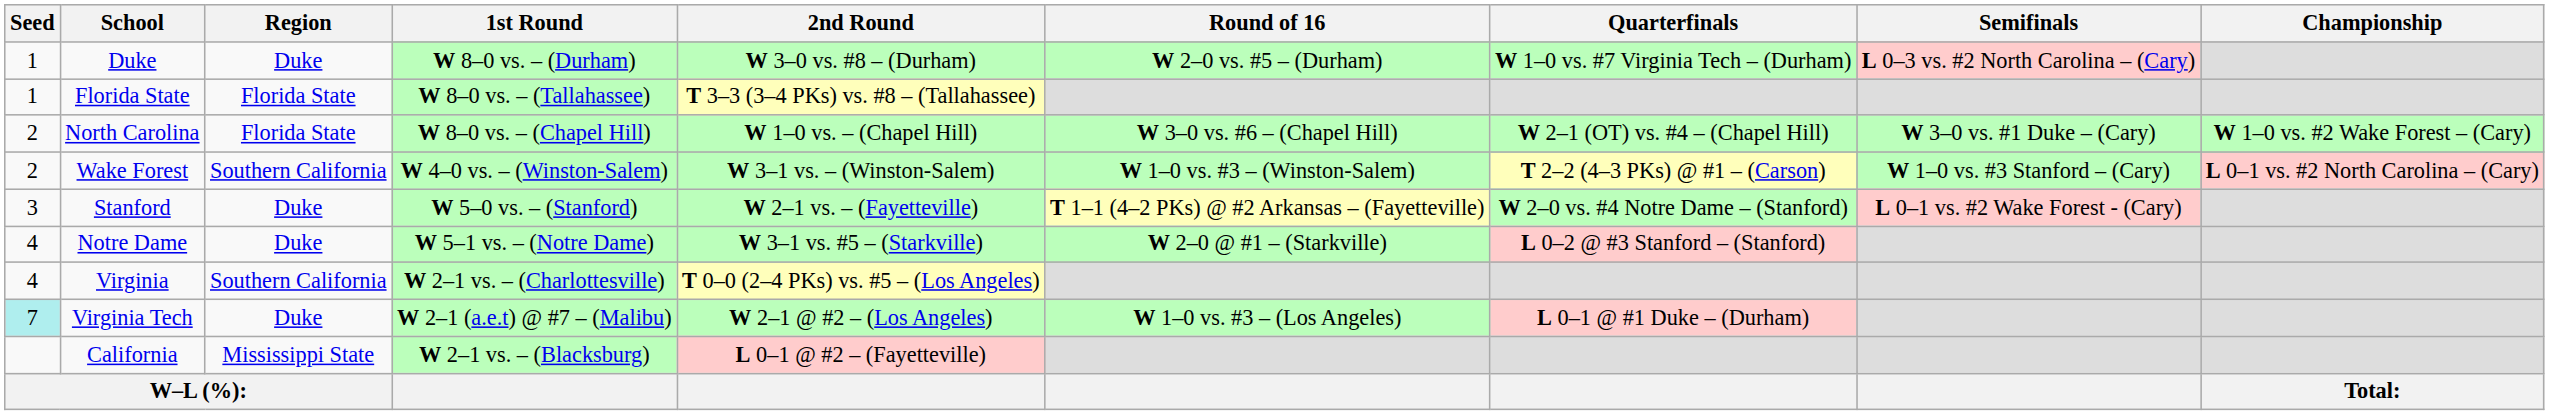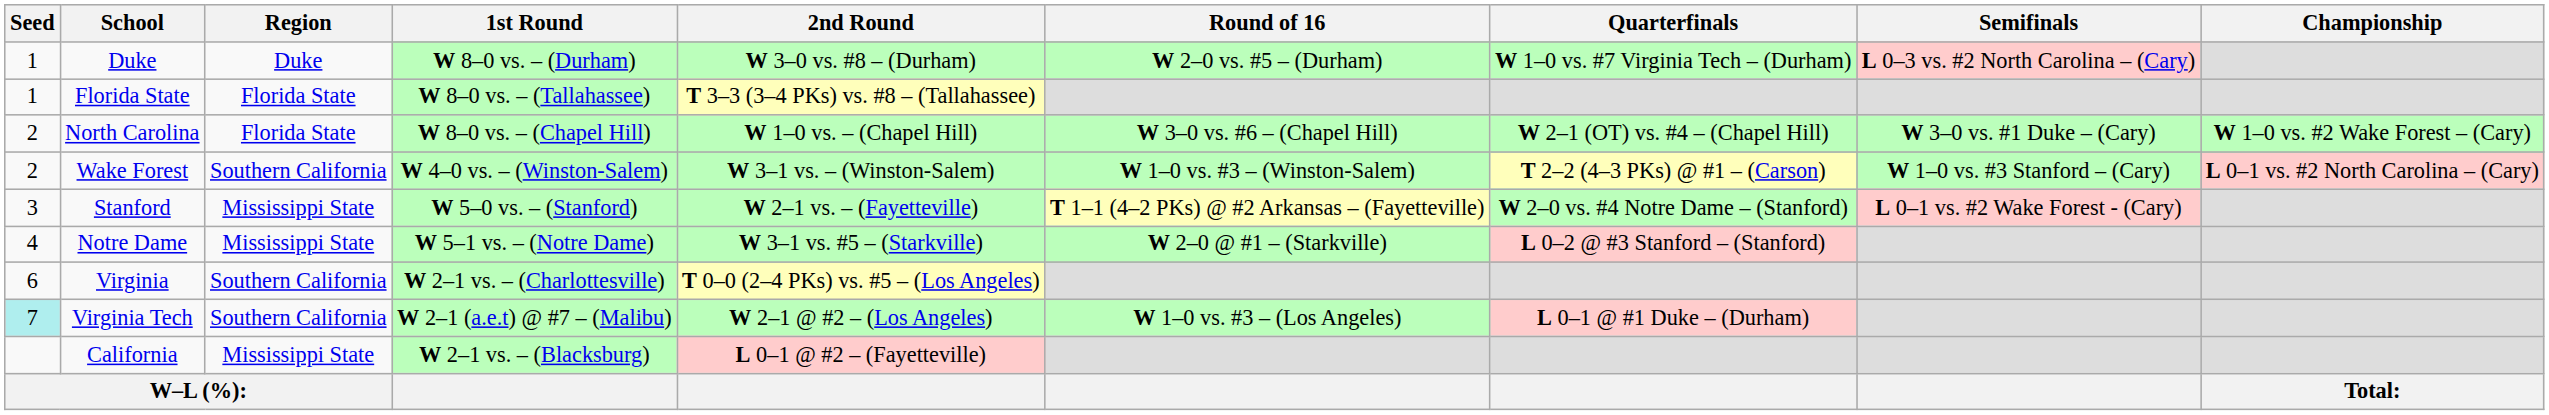(298, 207) Duke -> (298, 207) Mississippi State
(298, 244) Duke -> (298, 244) Mississippi State
(32, 280) 4 -> (32, 280) 6
(298, 317) Duke -> (298, 317) Southern California
